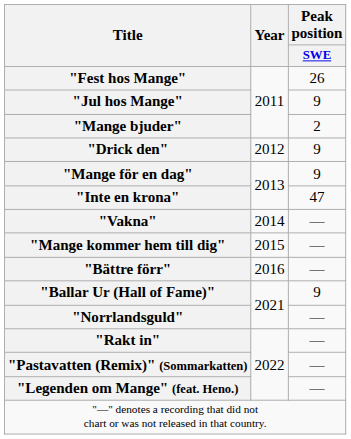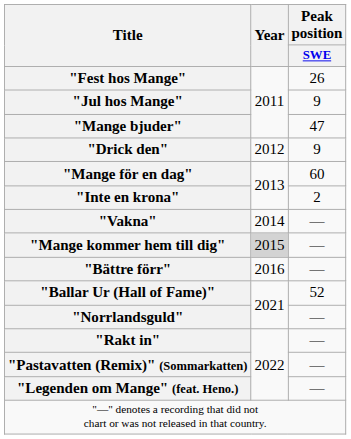(317, 125) 2 -> (317, 125) 47
(317, 173) 9 -> (317, 173) 60
(317, 197) 47 -> (317, 197) 2
(269, 245) no background -> (269, 245) lightgrey background
(317, 292) 9 -> (317, 292) 52
